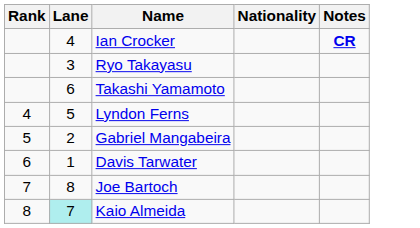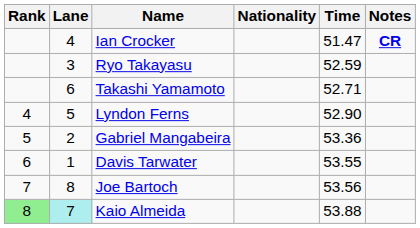+ column: (342, 16)
(27, 211) no background -> (27, 211) lightgreen background
